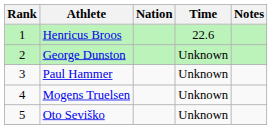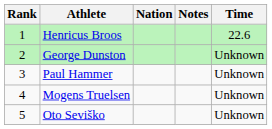columns swapped: (203, 14) <-> (249, 14)
